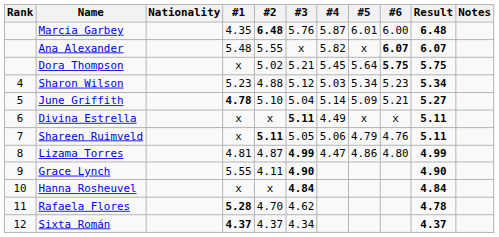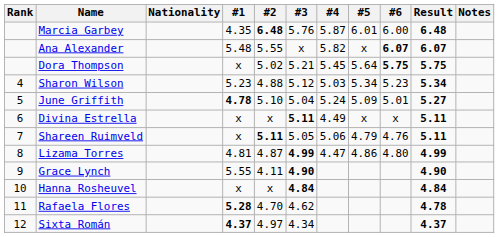(333, 101) 5.14 -> (333, 101) 5.24
(396, 101) 5.21 -> (396, 101) 5.01
(270, 224) 4.37 -> (270, 224) 4.97
